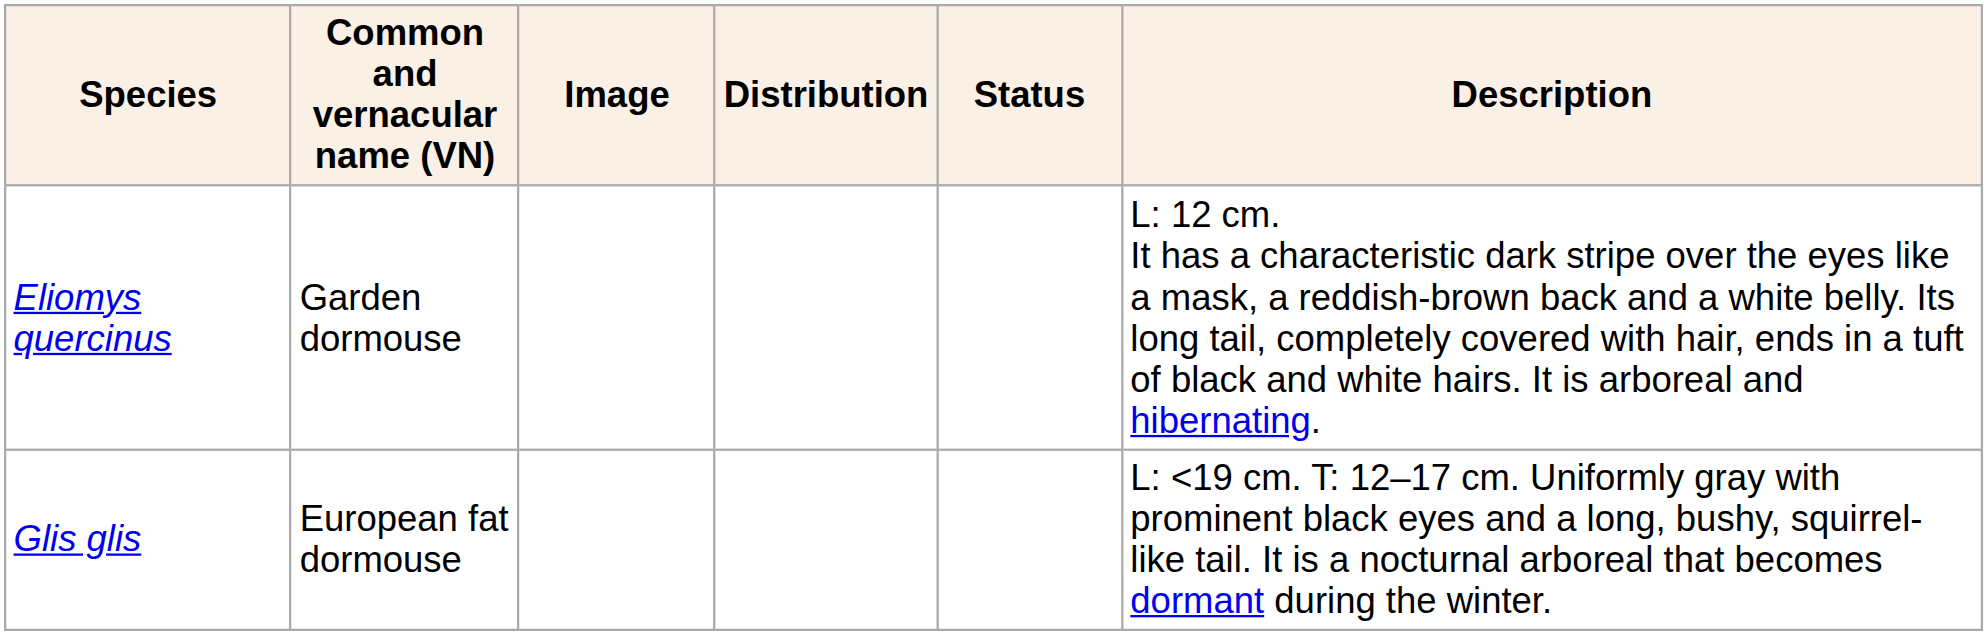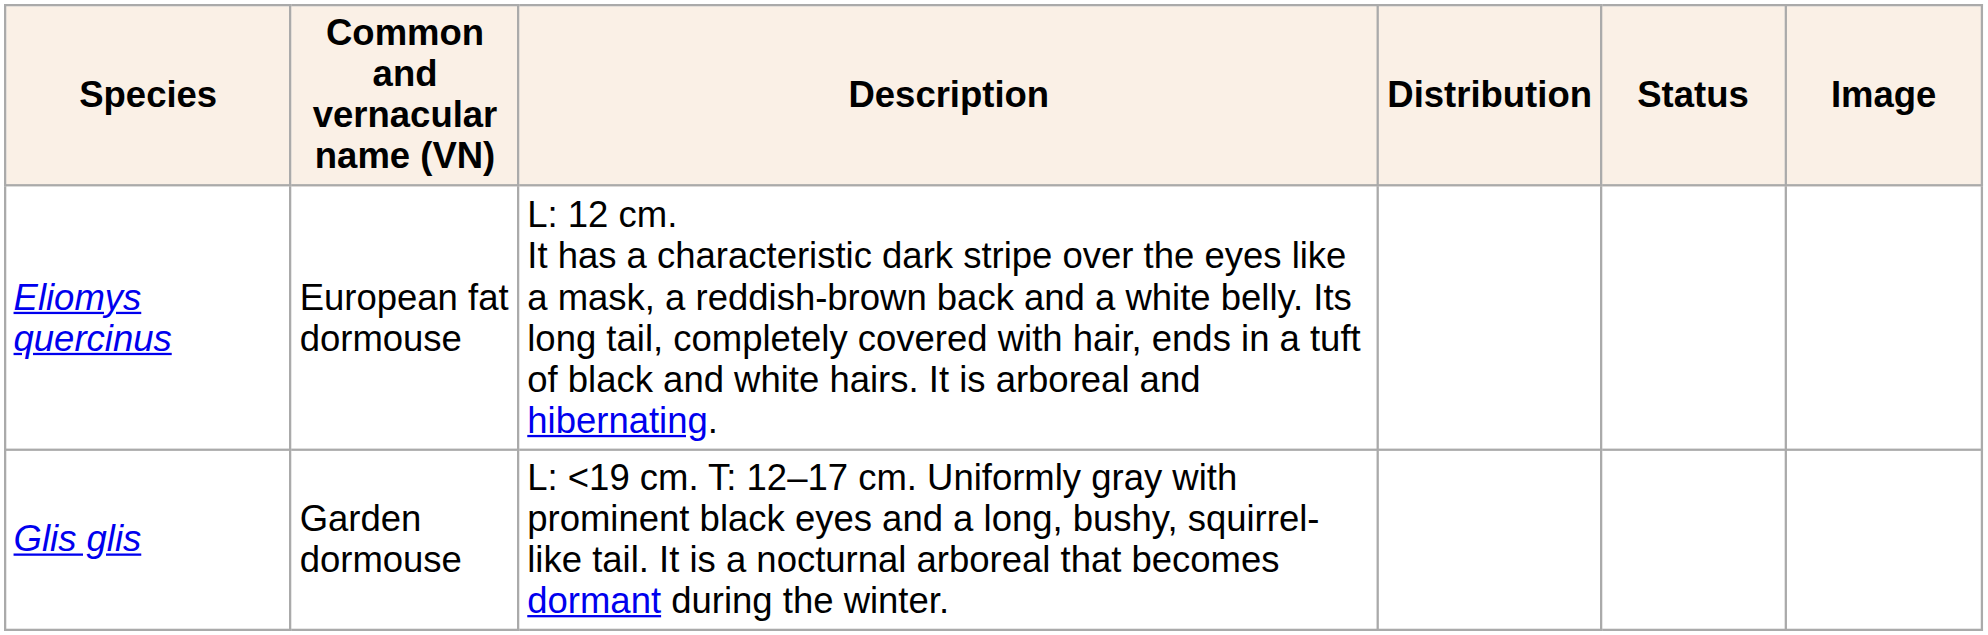columns swapped: (1552, 94) <-> (617, 94)
(381, 317) Garden dormouse -> (404, 317) European fat dormouse
(404, 539) European fat dormouse -> (381, 539) Garden dormouse
